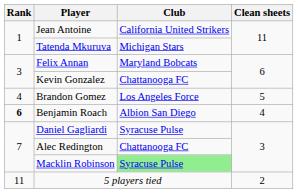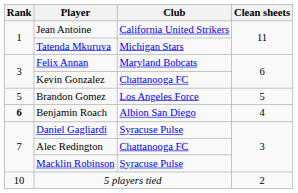(19, 96) 4 -> (19, 96) 5
(151, 163) lightgreen background -> (151, 163) no background
(19, 180) 11 -> (19, 180) 10
